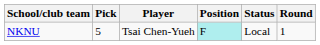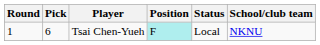columns swapped: (296, 13) <-> (48, 13)
(98, 31) 5 -> (48, 31) 6
